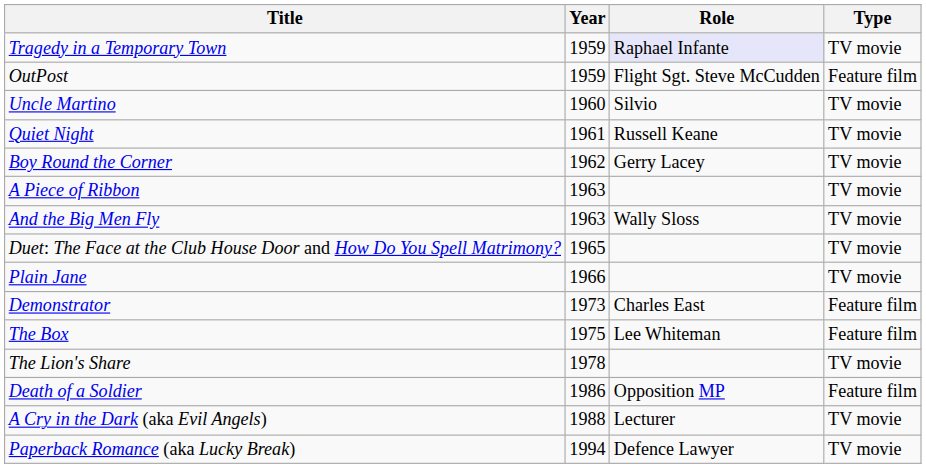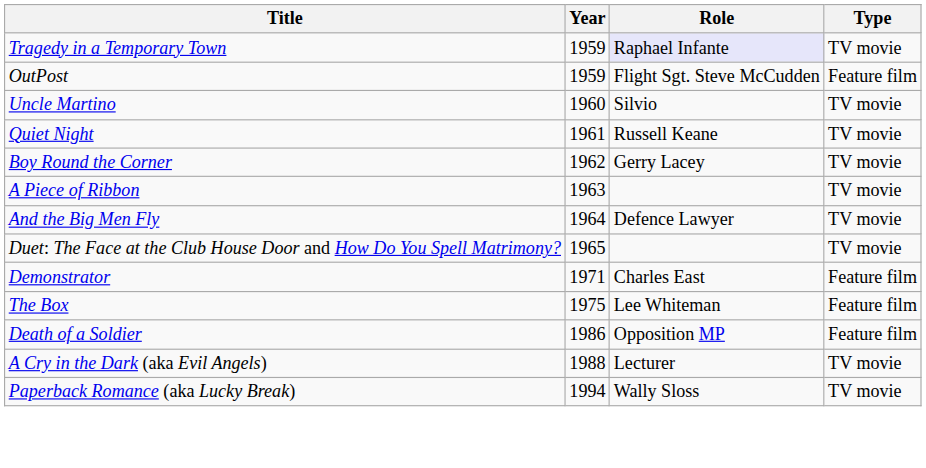(587, 219) 1963 -> (587, 219) 1964
(657, 219) Wally Sloss -> (674, 219) Defence Lawyer
- row: (48, 276)
(587, 305) 1973 -> (587, 276) 1971
- row: (70, 362)
(674, 448) Defence Lawyer -> (657, 391) Wally Sloss
